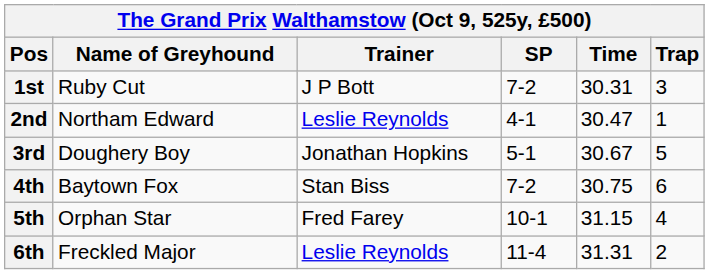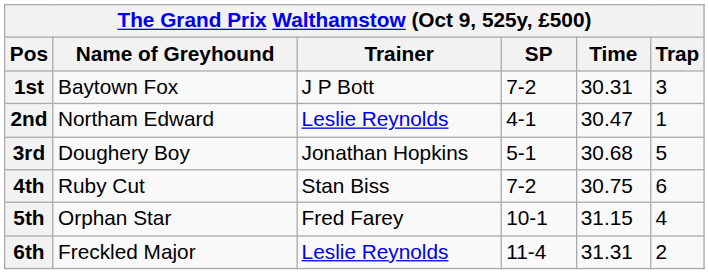(101, 86) Ruby Cut -> (118, 86) Baytown Fox
(607, 152) 30.67 -> (607, 152) 30.68
(118, 185) Baytown Fox -> (101, 185) Ruby Cut
